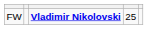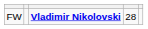(131, 16) 25 -> (131, 16) 28
